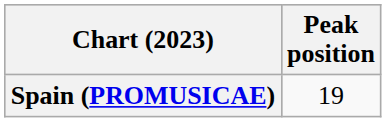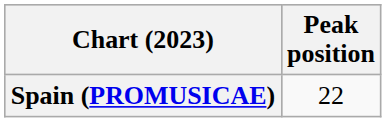(331, 95) 19 -> (331, 95) 22
